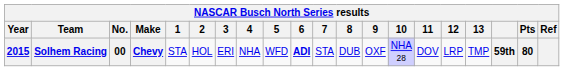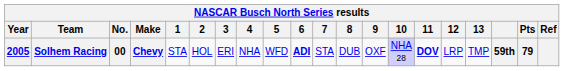(18, 52) 2015 -> (18, 52) 2005
(428, 52) normal -> (428, 52) bold
(528, 52) 80 -> (528, 52) 79
